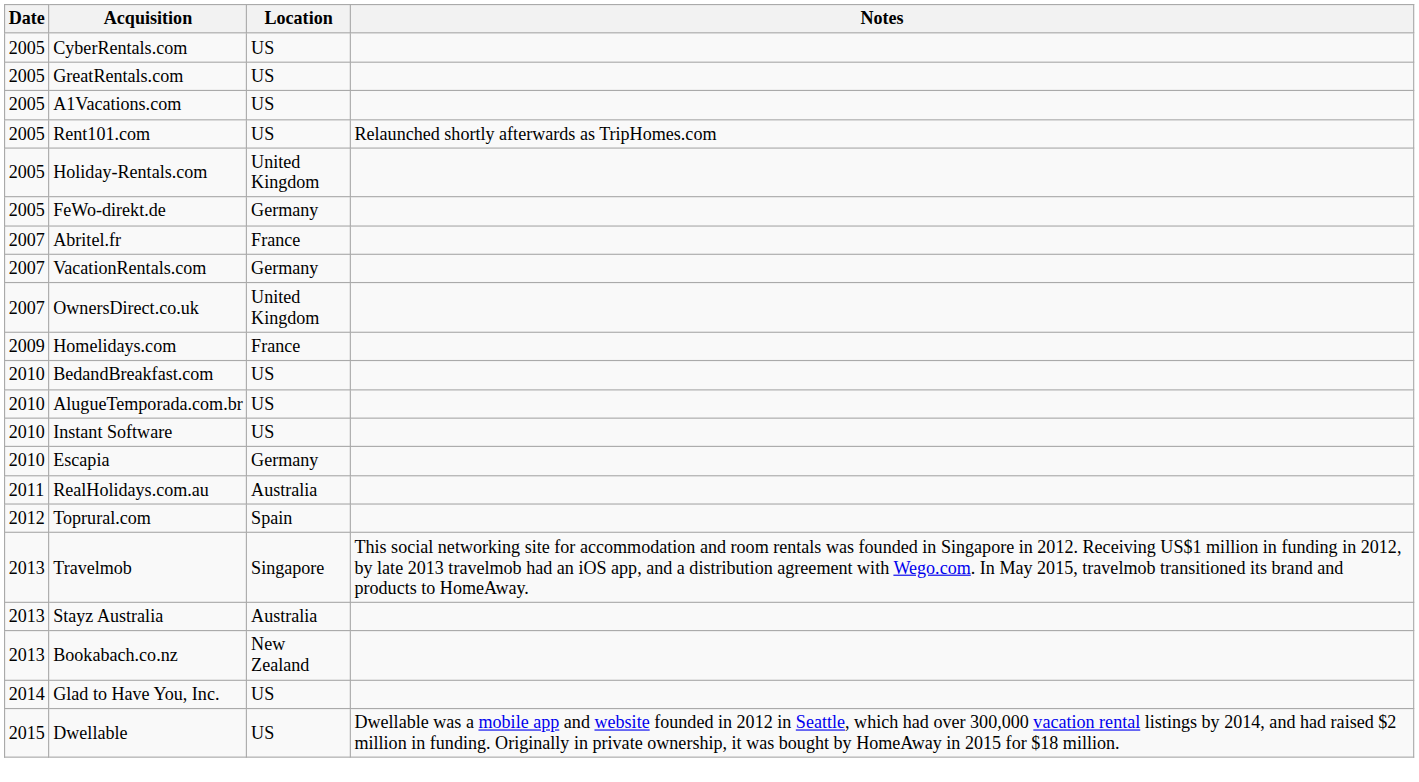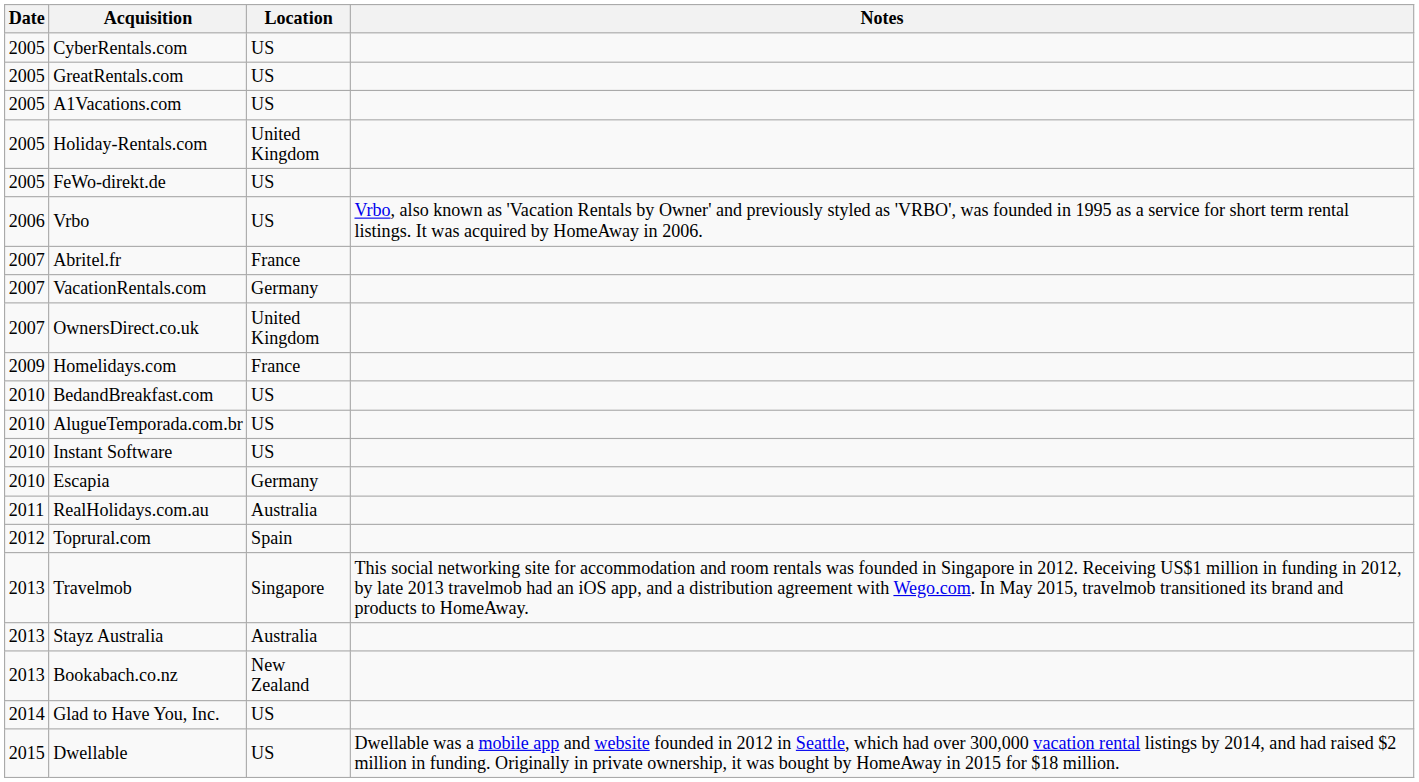- row: (102, 133)
(285, 211) Germany -> (263, 182) US
+ row: (71, 221)
